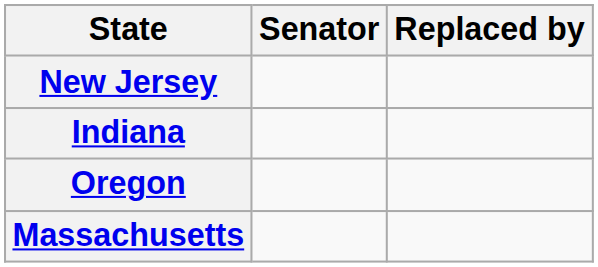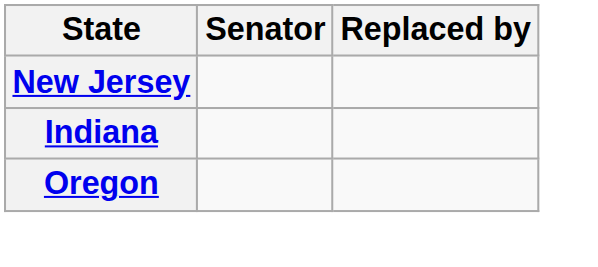- row: (128, 235)
